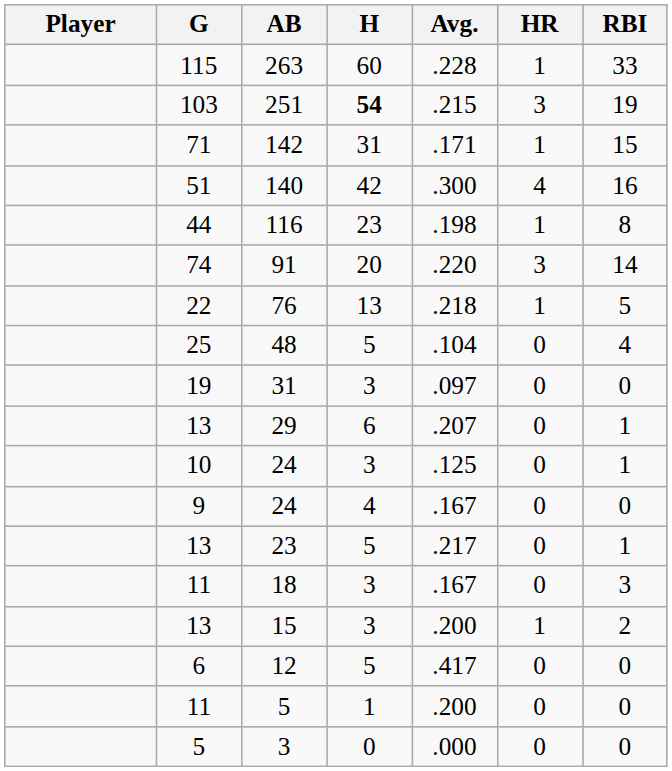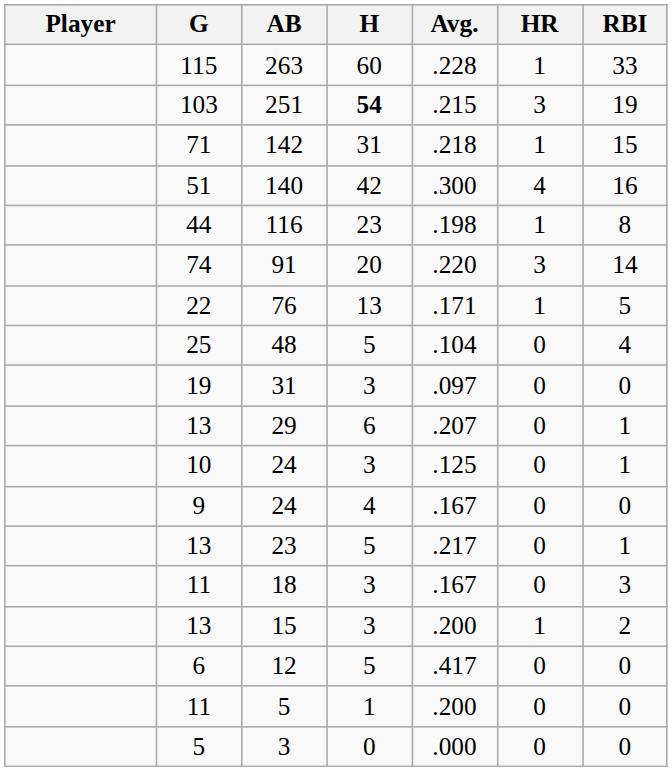(454, 144) .171 -> (454, 144) .218
(454, 305) .218 -> (454, 305) .171
